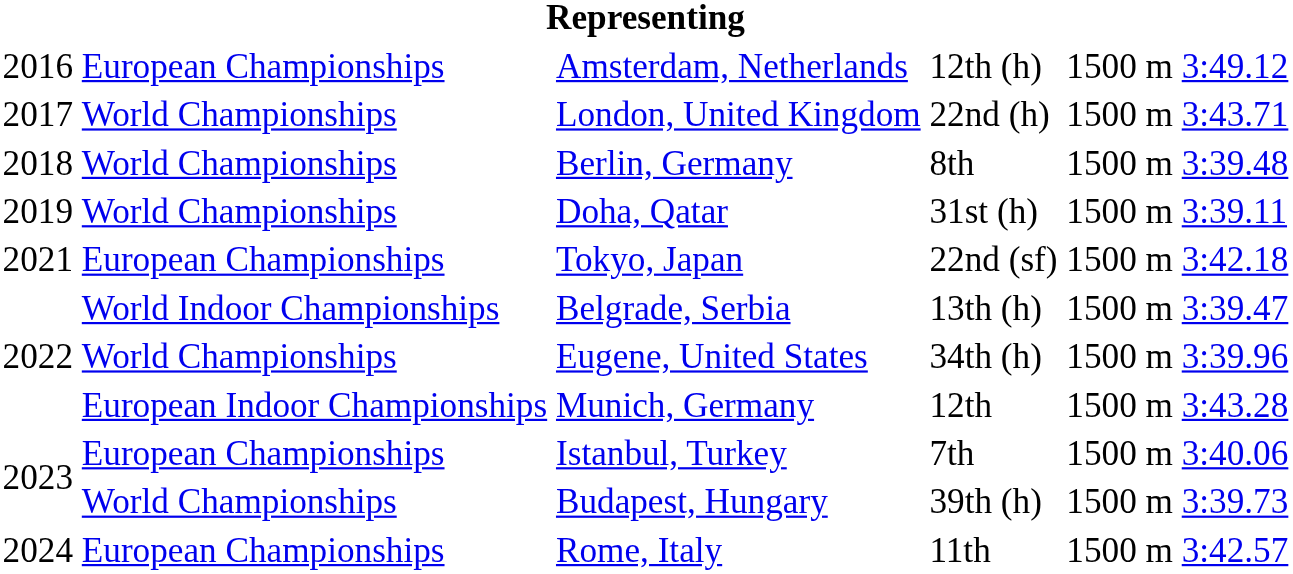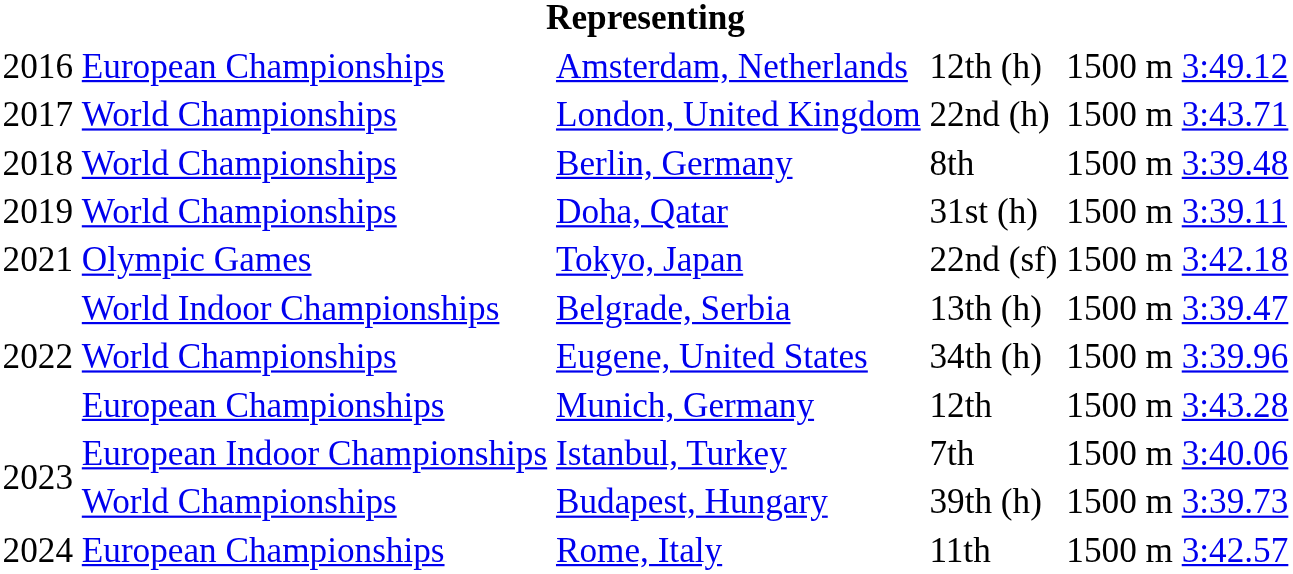(263, 259) European Championships -> (197, 259) Olympic Games
(314, 405) European Indoor Championships -> (263, 405) European Championships
(263, 453) European Championships -> (314, 453) European Indoor Championships
